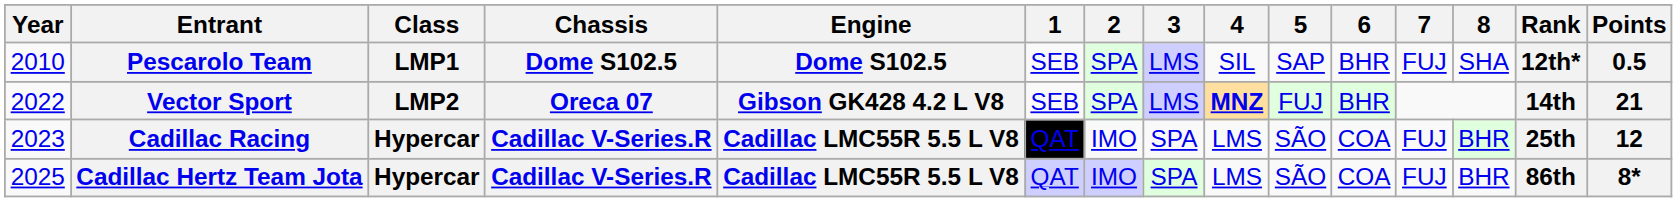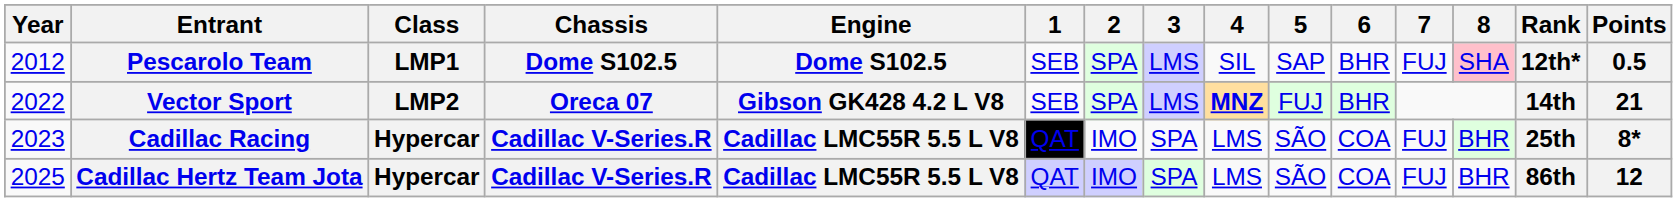(38, 62) 2010 -> (38, 62) 2012
(1484, 62) no background -> (1484, 62) pink background
(1629, 139) 12 -> (1629, 139) 8*
(1629, 177) 8* -> (1629, 177) 12
